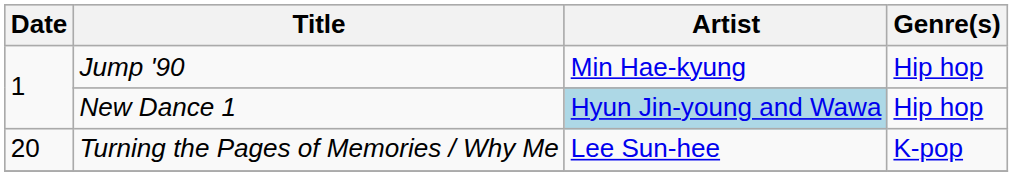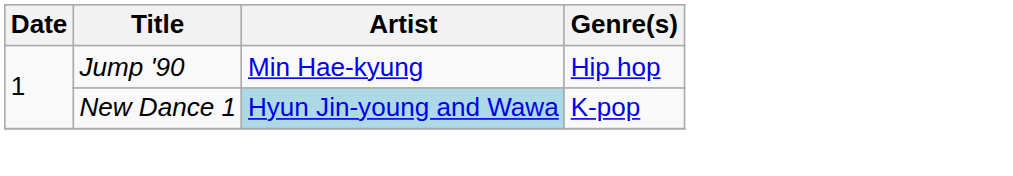(938, 107) Hip hop -> (606, 107) K-pop
- row: (319, 149)
